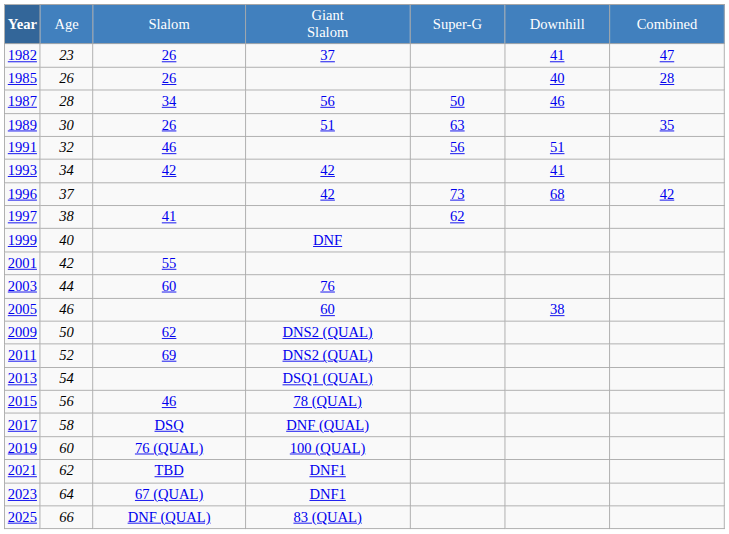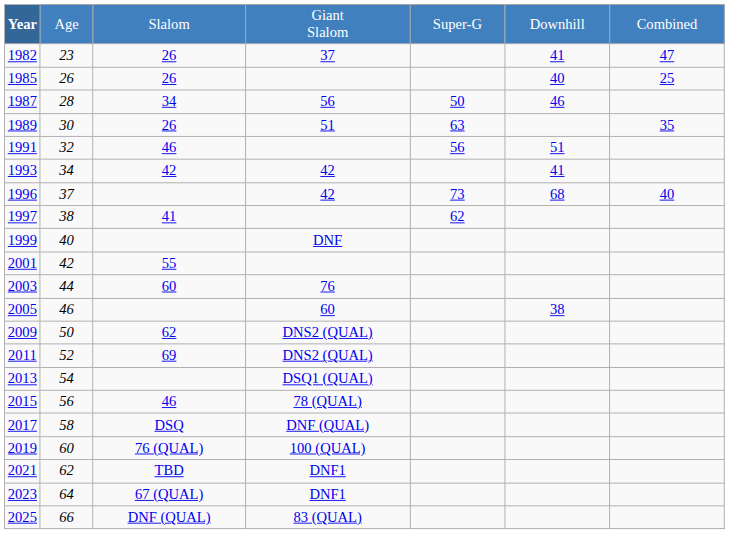(667, 78) 28 -> (667, 78) 25
(667, 194) 42 -> (667, 194) 40
